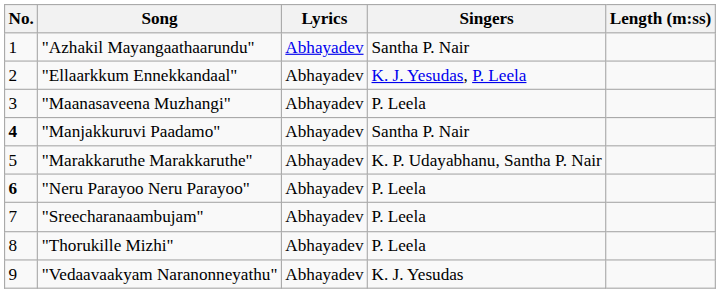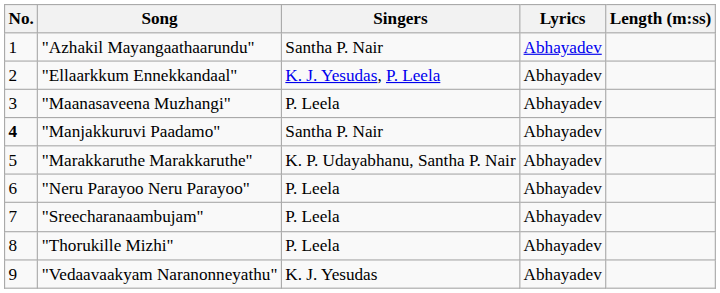columns swapped: (487, 18) <-> (324, 18)
(13, 188) bold -> (13, 188) normal
